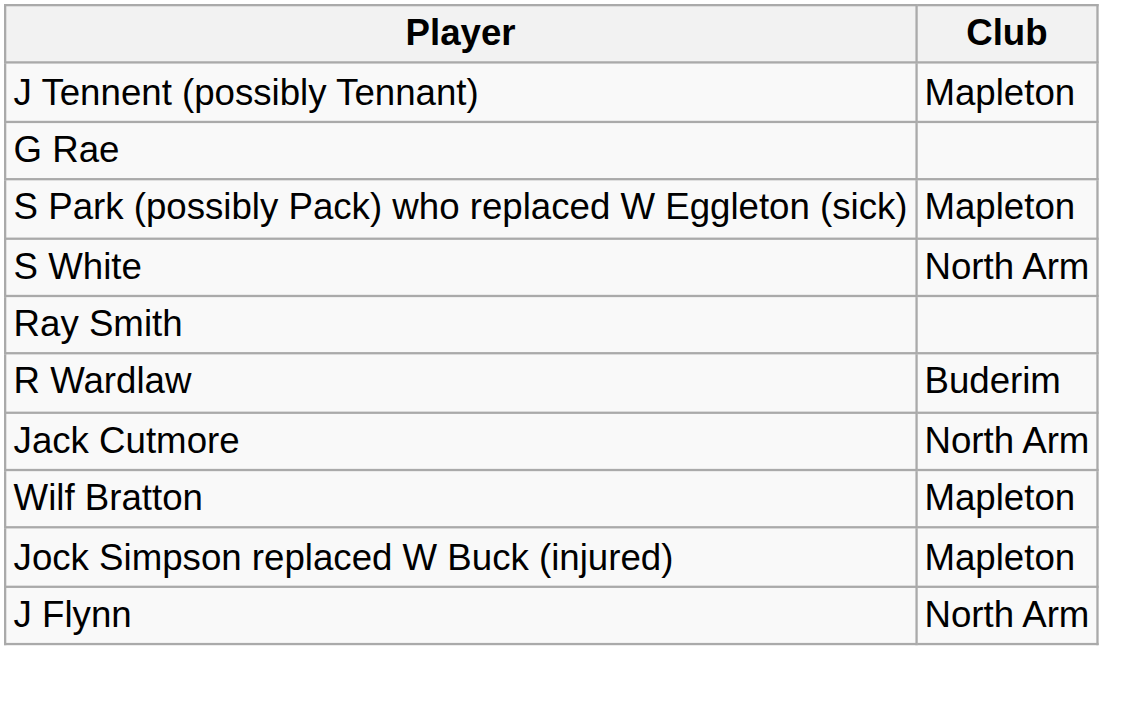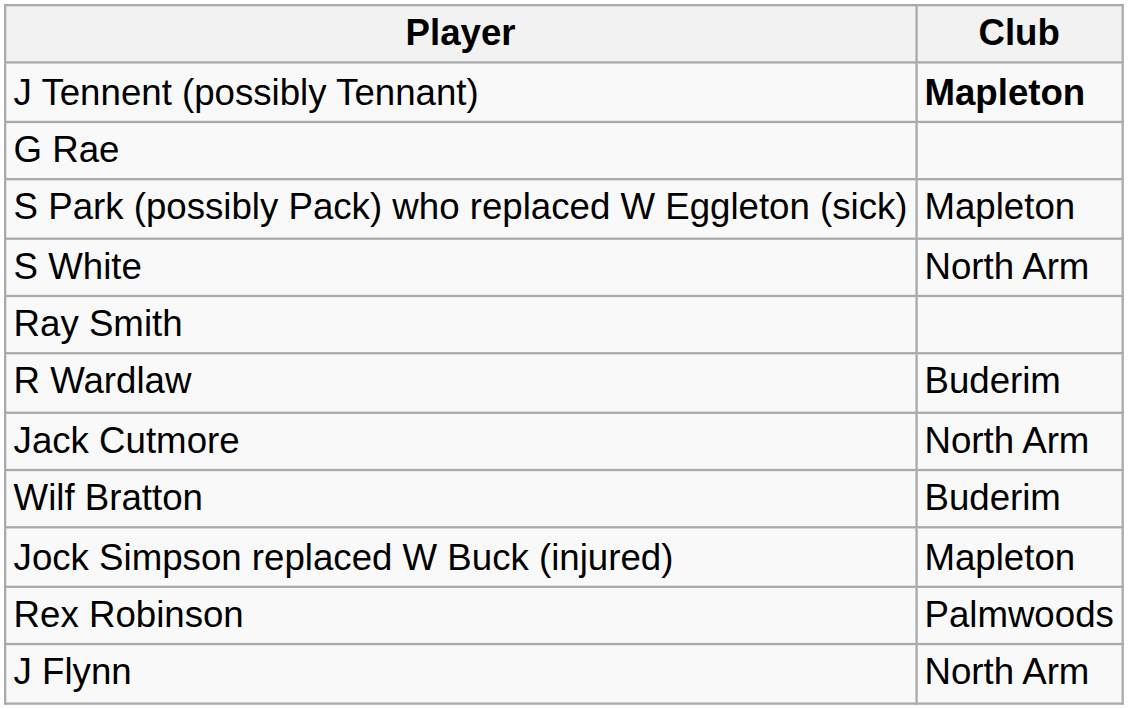(1000, 91) normal -> (1005, 91) bold
(1000, 498) Mapleton -> (993, 498) Buderim
+ row: (129, 614)
